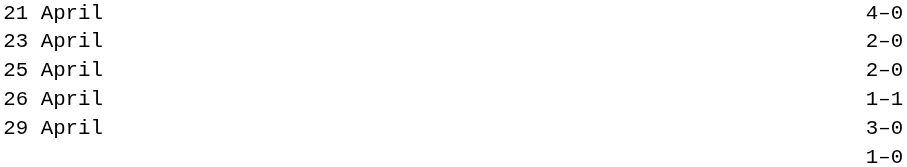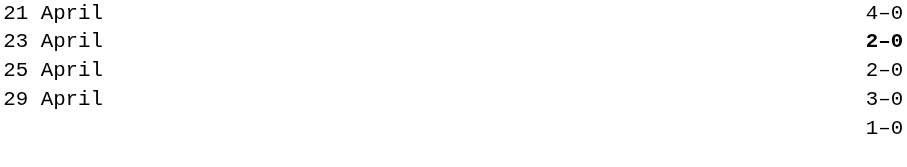(885, 42) normal -> (885, 42) bold
- row: (53, 99)
